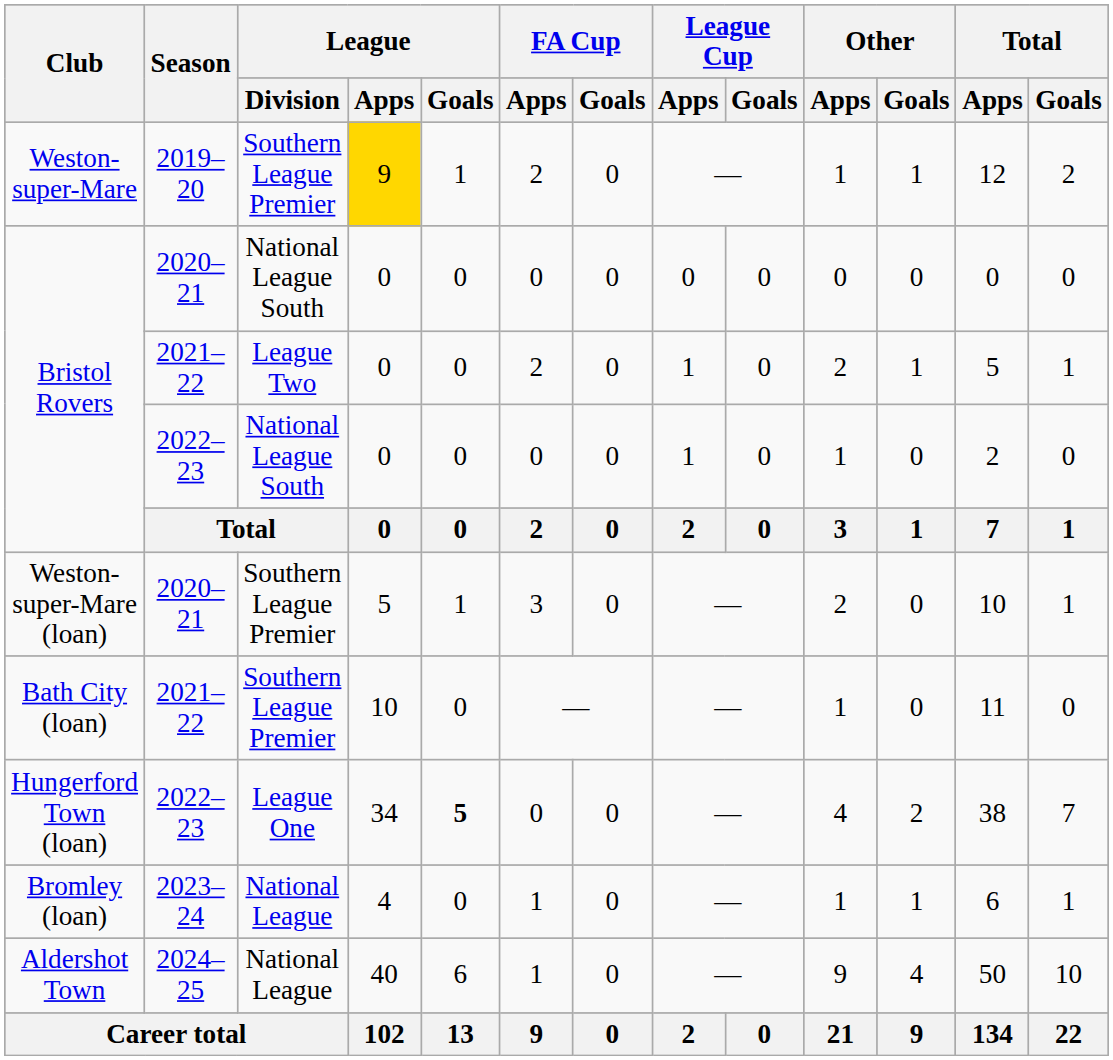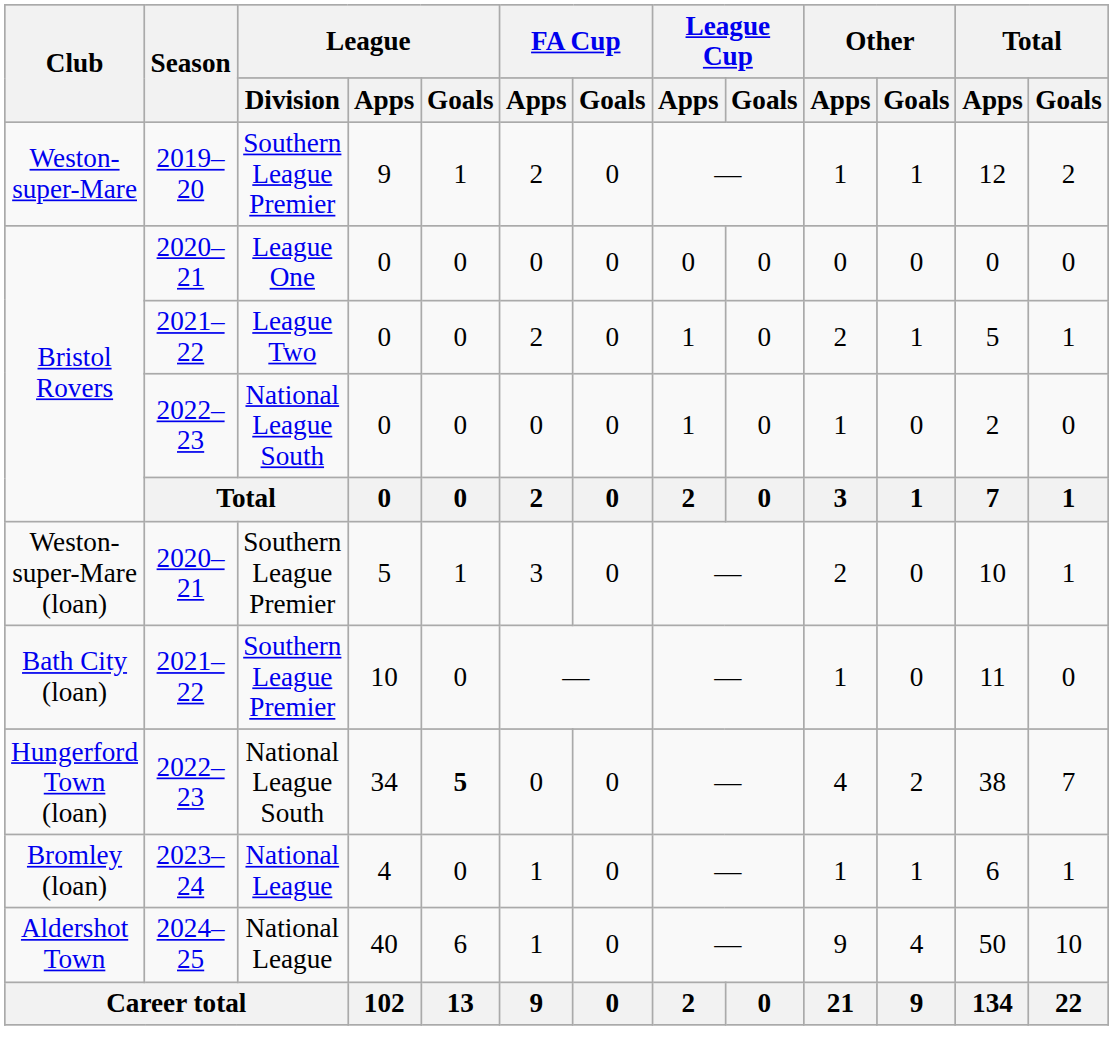(384, 173) gold background -> (384, 173) no background
(292, 277) National League South -> (292, 262) League One
(292, 812) League One -> (292, 781) National League South
